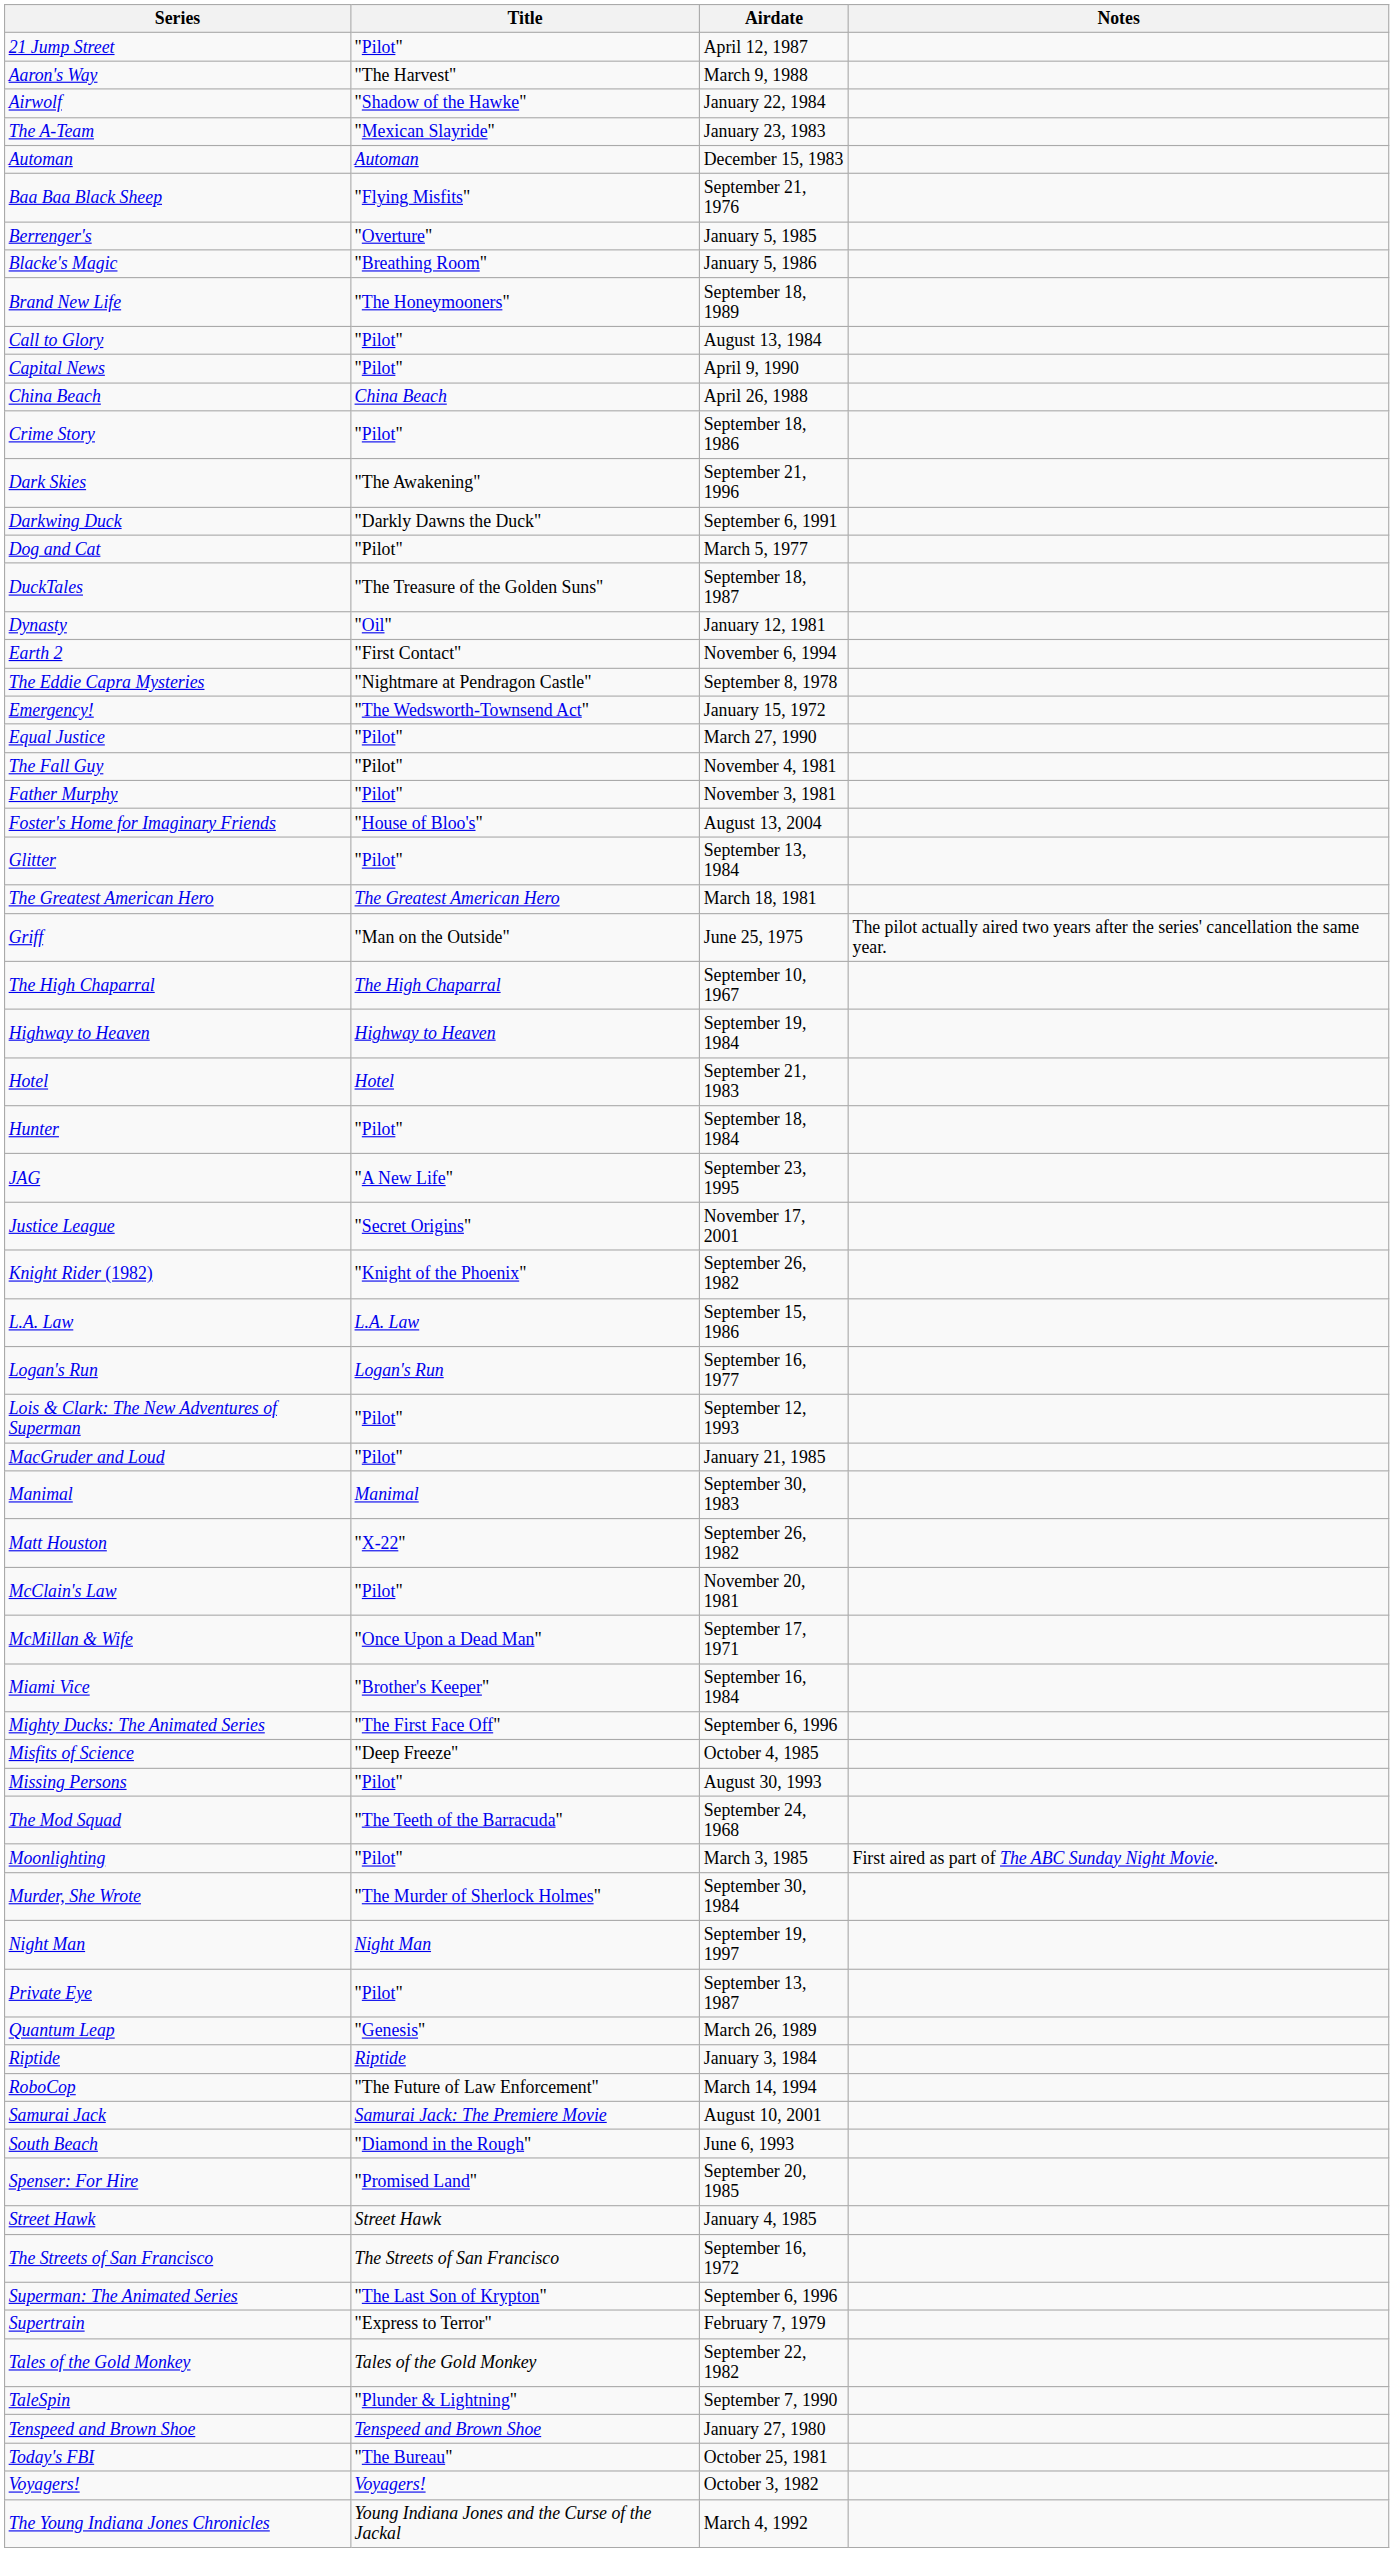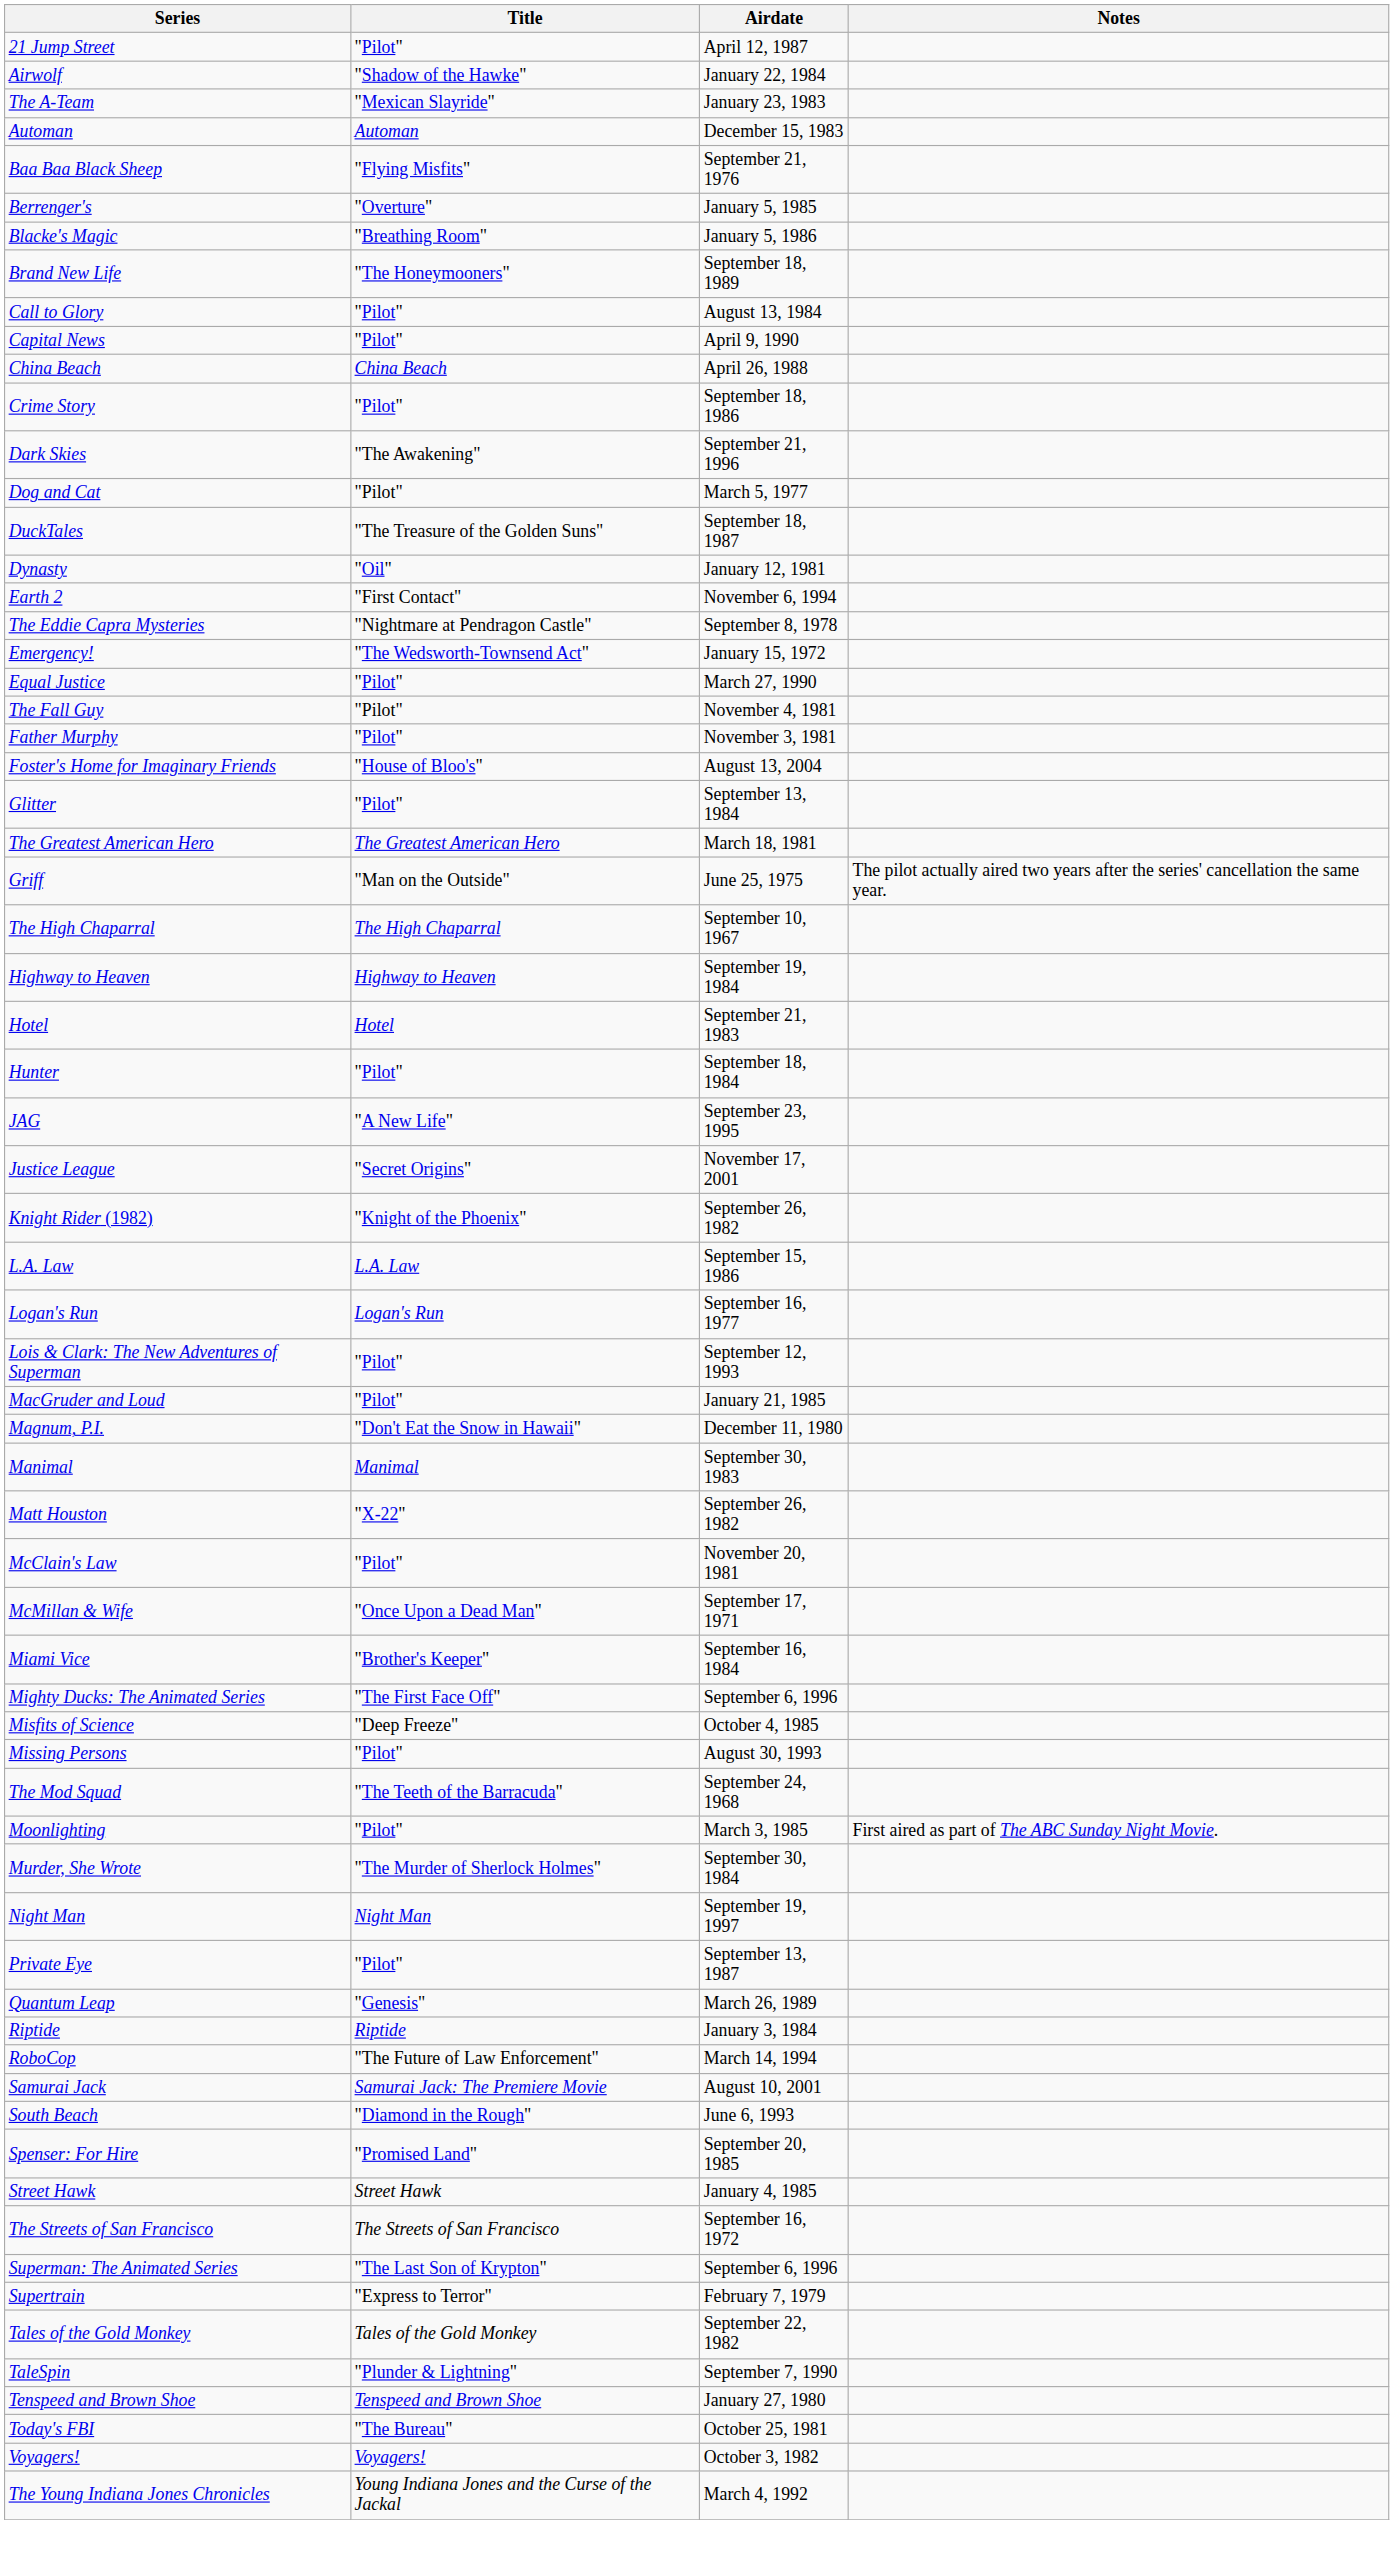- row: (53, 74)
- row: (65, 520)
+ row: (56, 1428)
